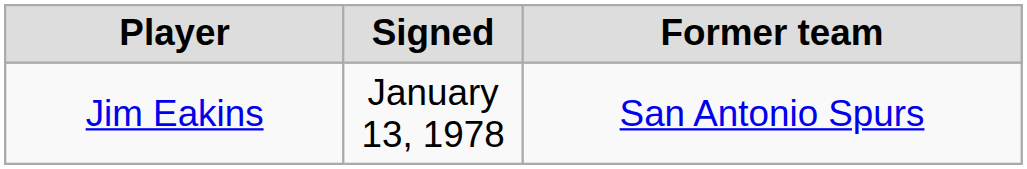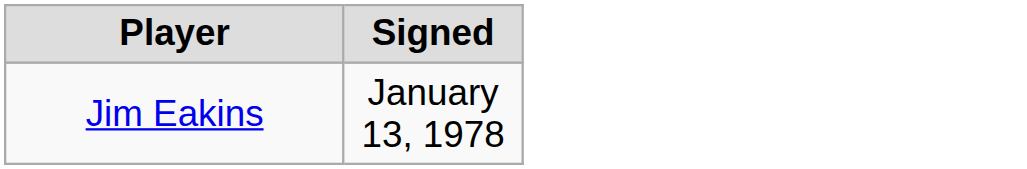- column: (772, 33)
